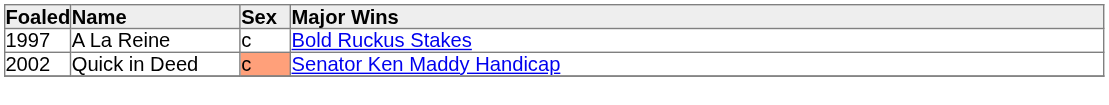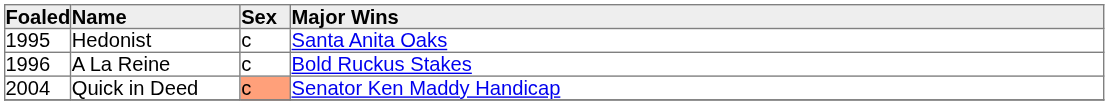+ row: (112, 40)
(28, 40) 1997 -> (28, 64) 1996
(28, 64) 2002 -> (28, 88) 2004
